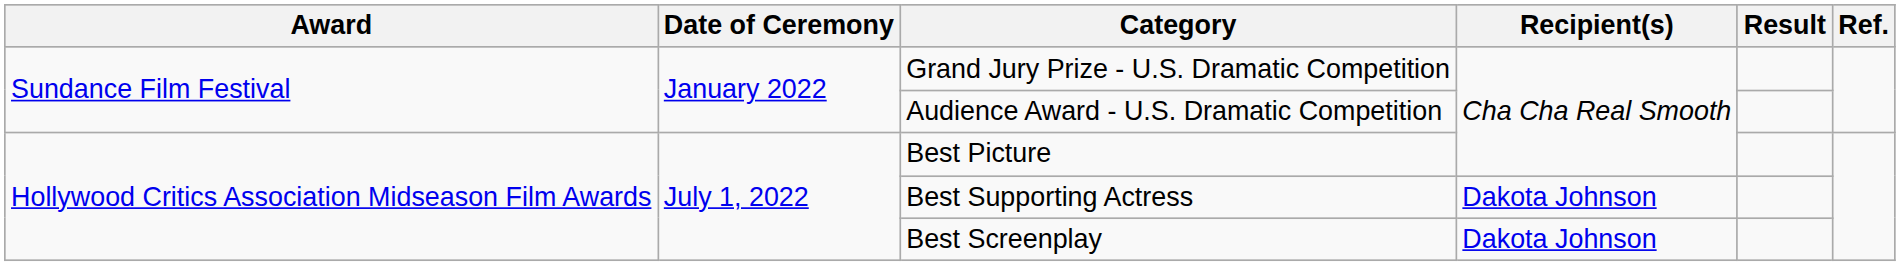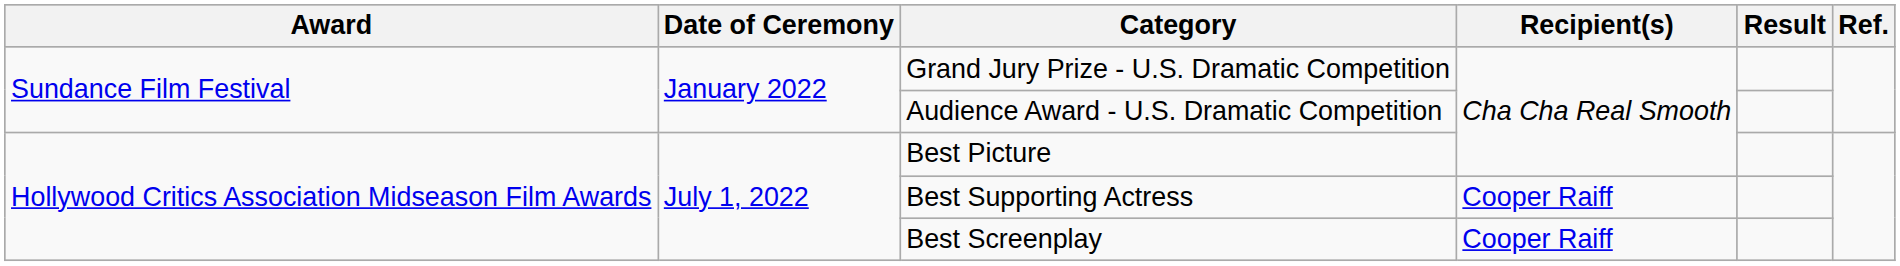(1560, 196) Dakota Johnson -> (1538, 196) Cooper Raiff
(1560, 238) Dakota Johnson -> (1538, 238) Cooper Raiff
